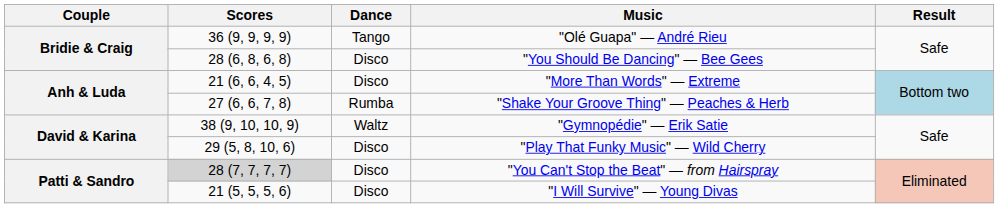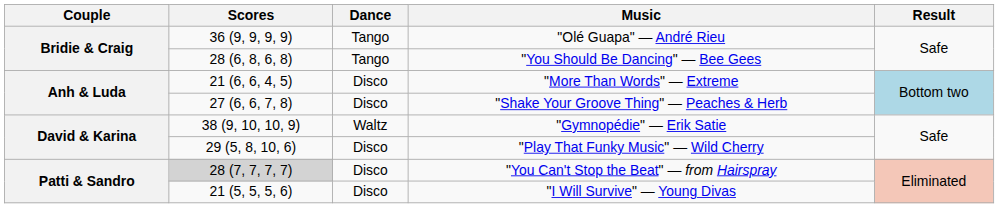(371, 59) Disco -> (370, 59) Tango
(371, 103) Rumba -> (370, 103) Disco
